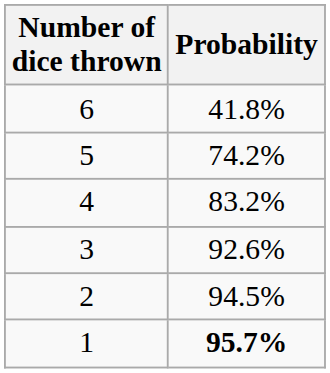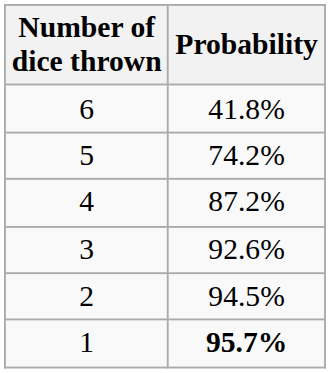(247, 202) 83.2% -> (247, 202) 87.2%
